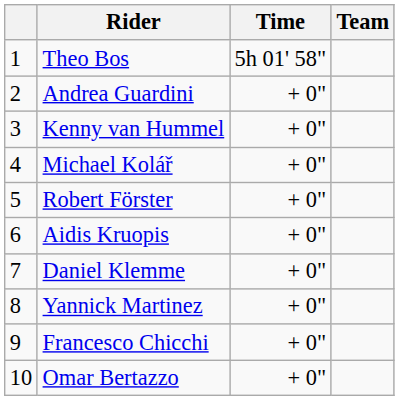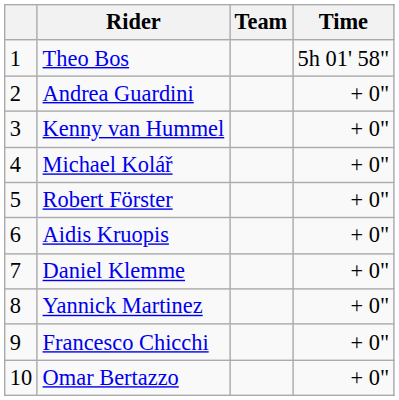columns swapped: (363, 22) <-> (280, 22)
